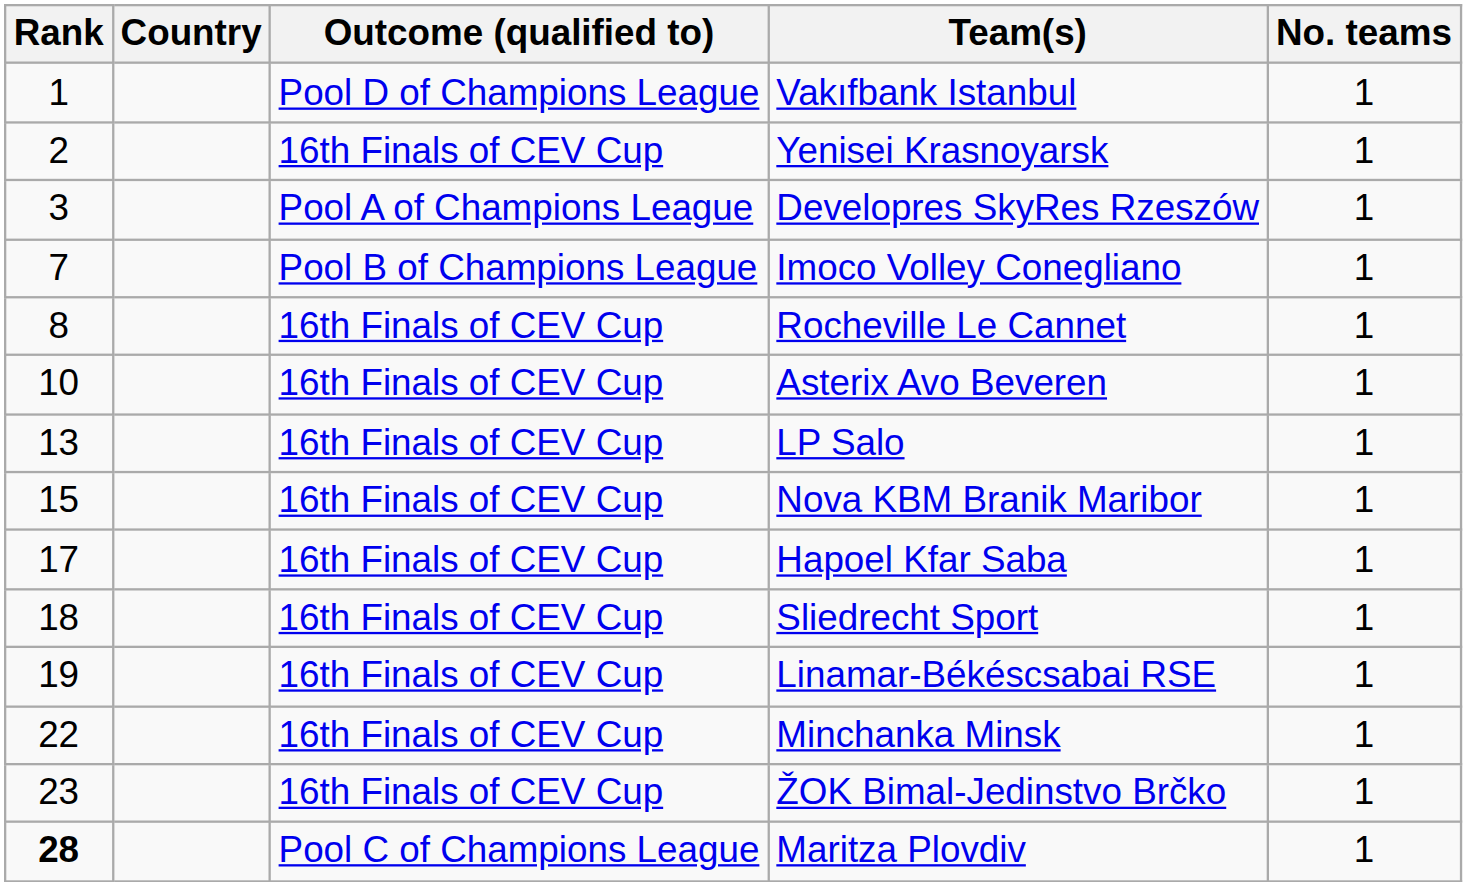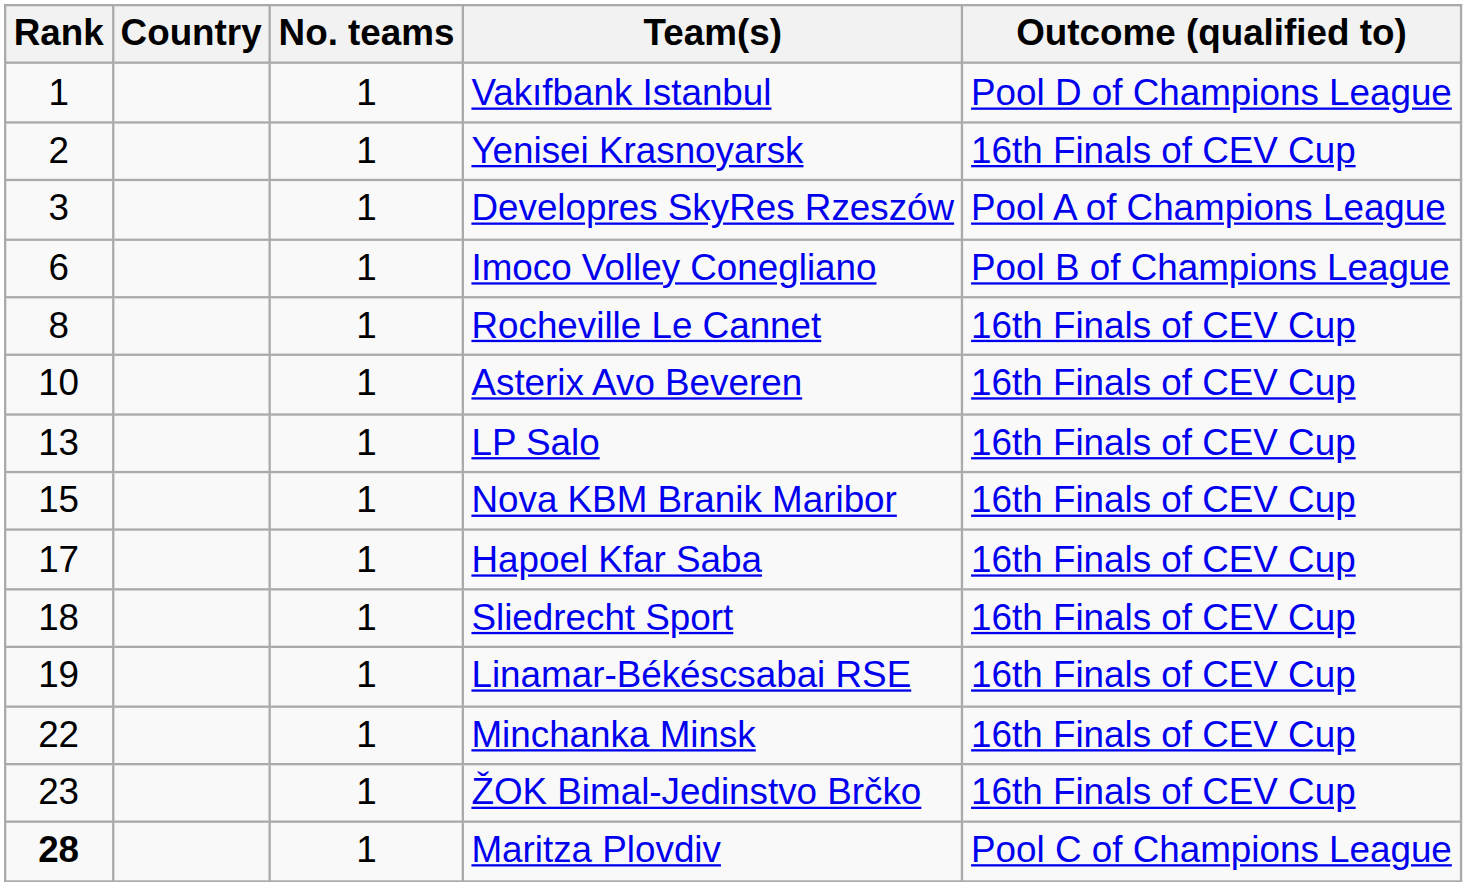columns swapped: (1364, 33) <-> (519, 33)
(59, 267) 7 -> (59, 267) 6
